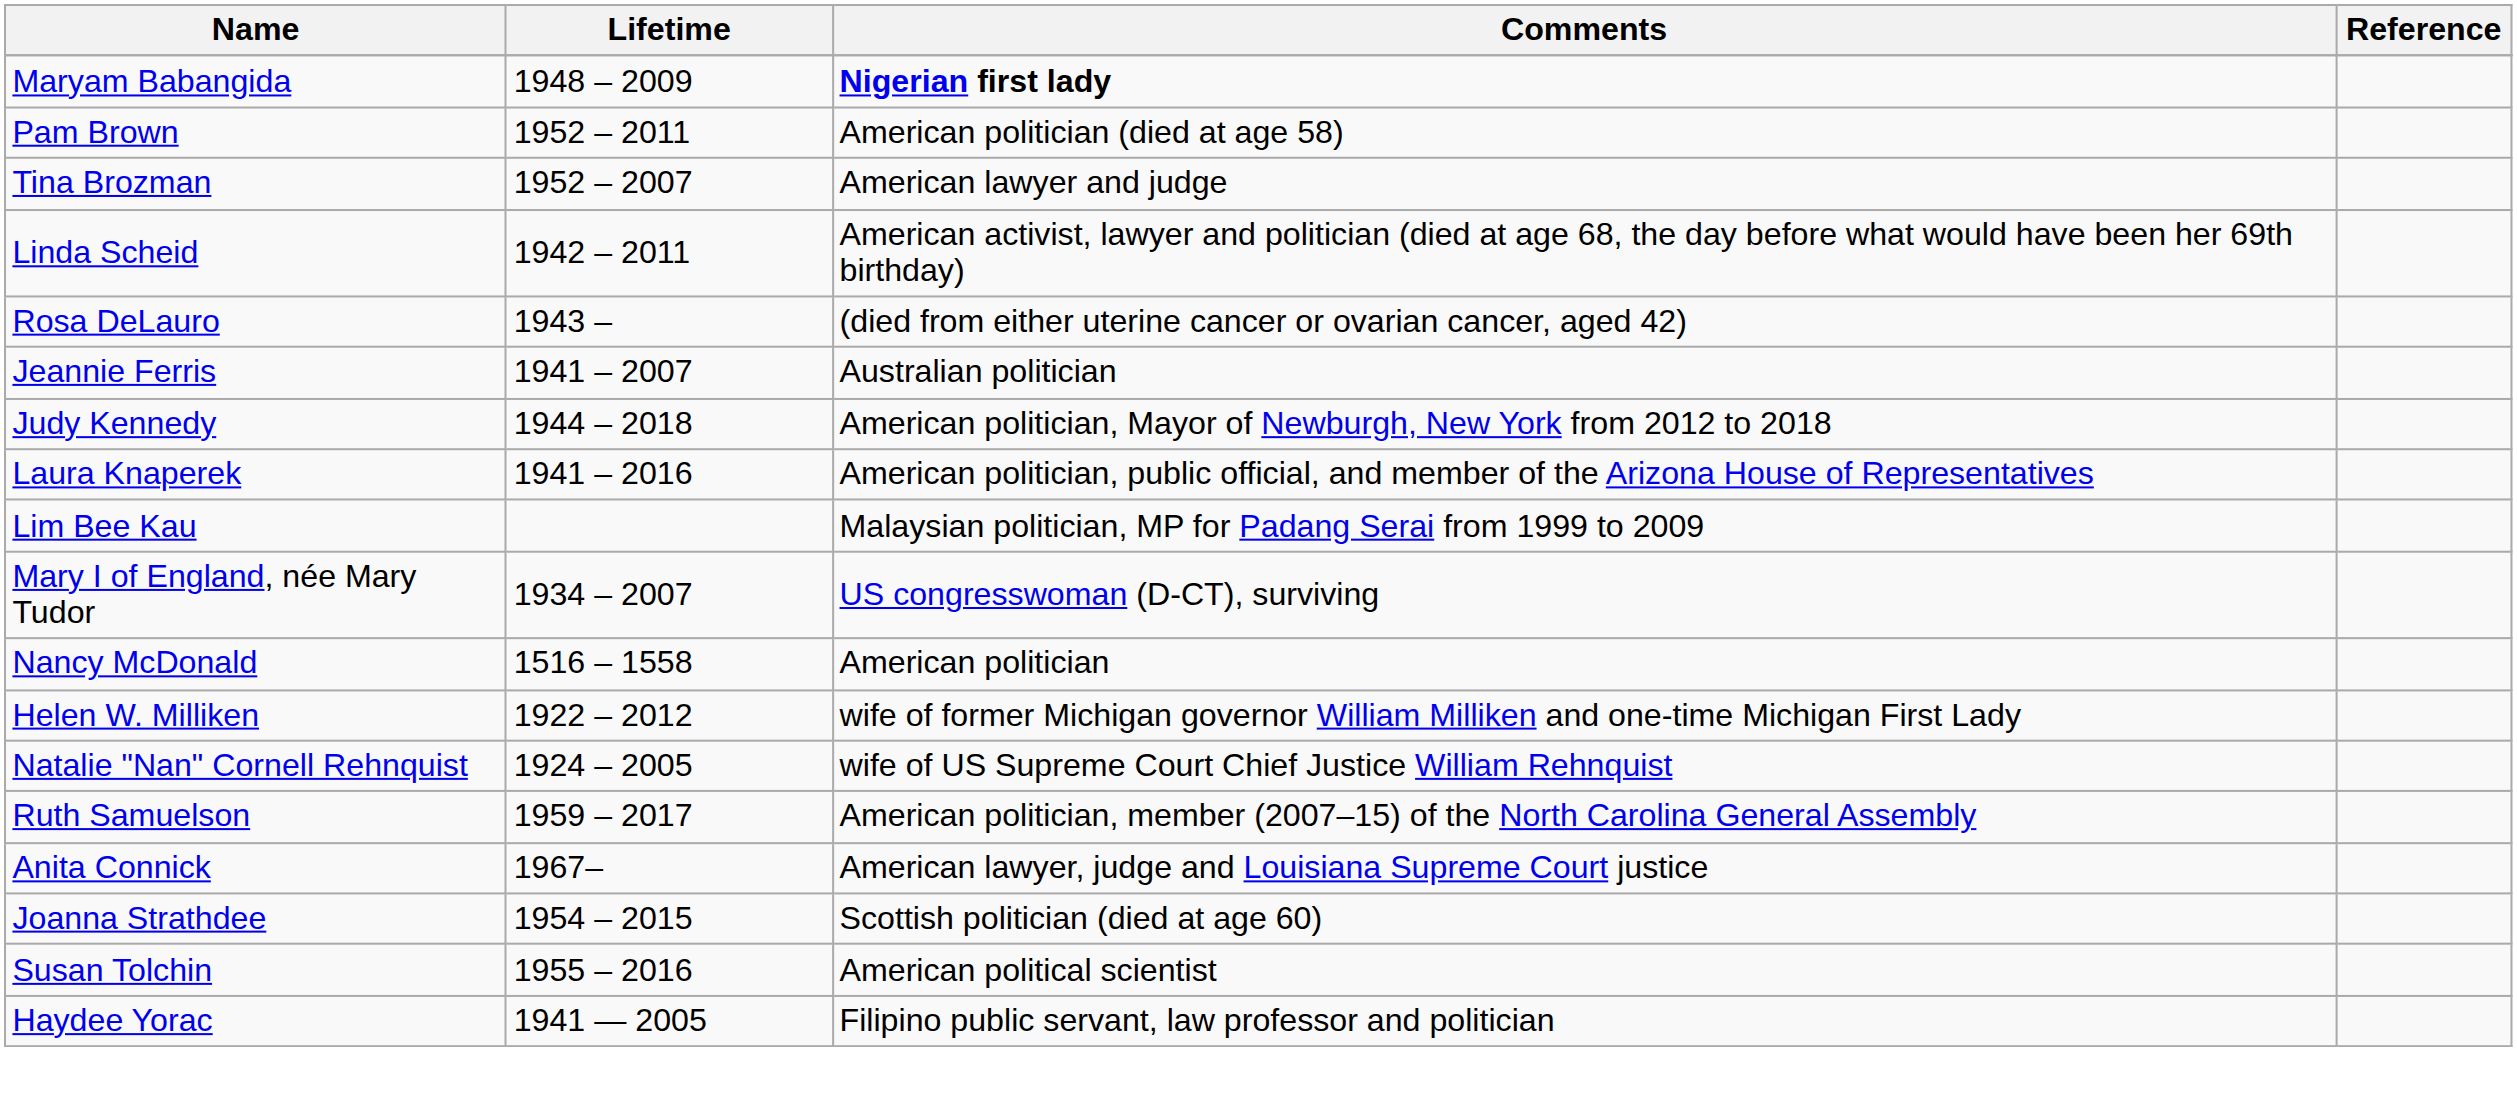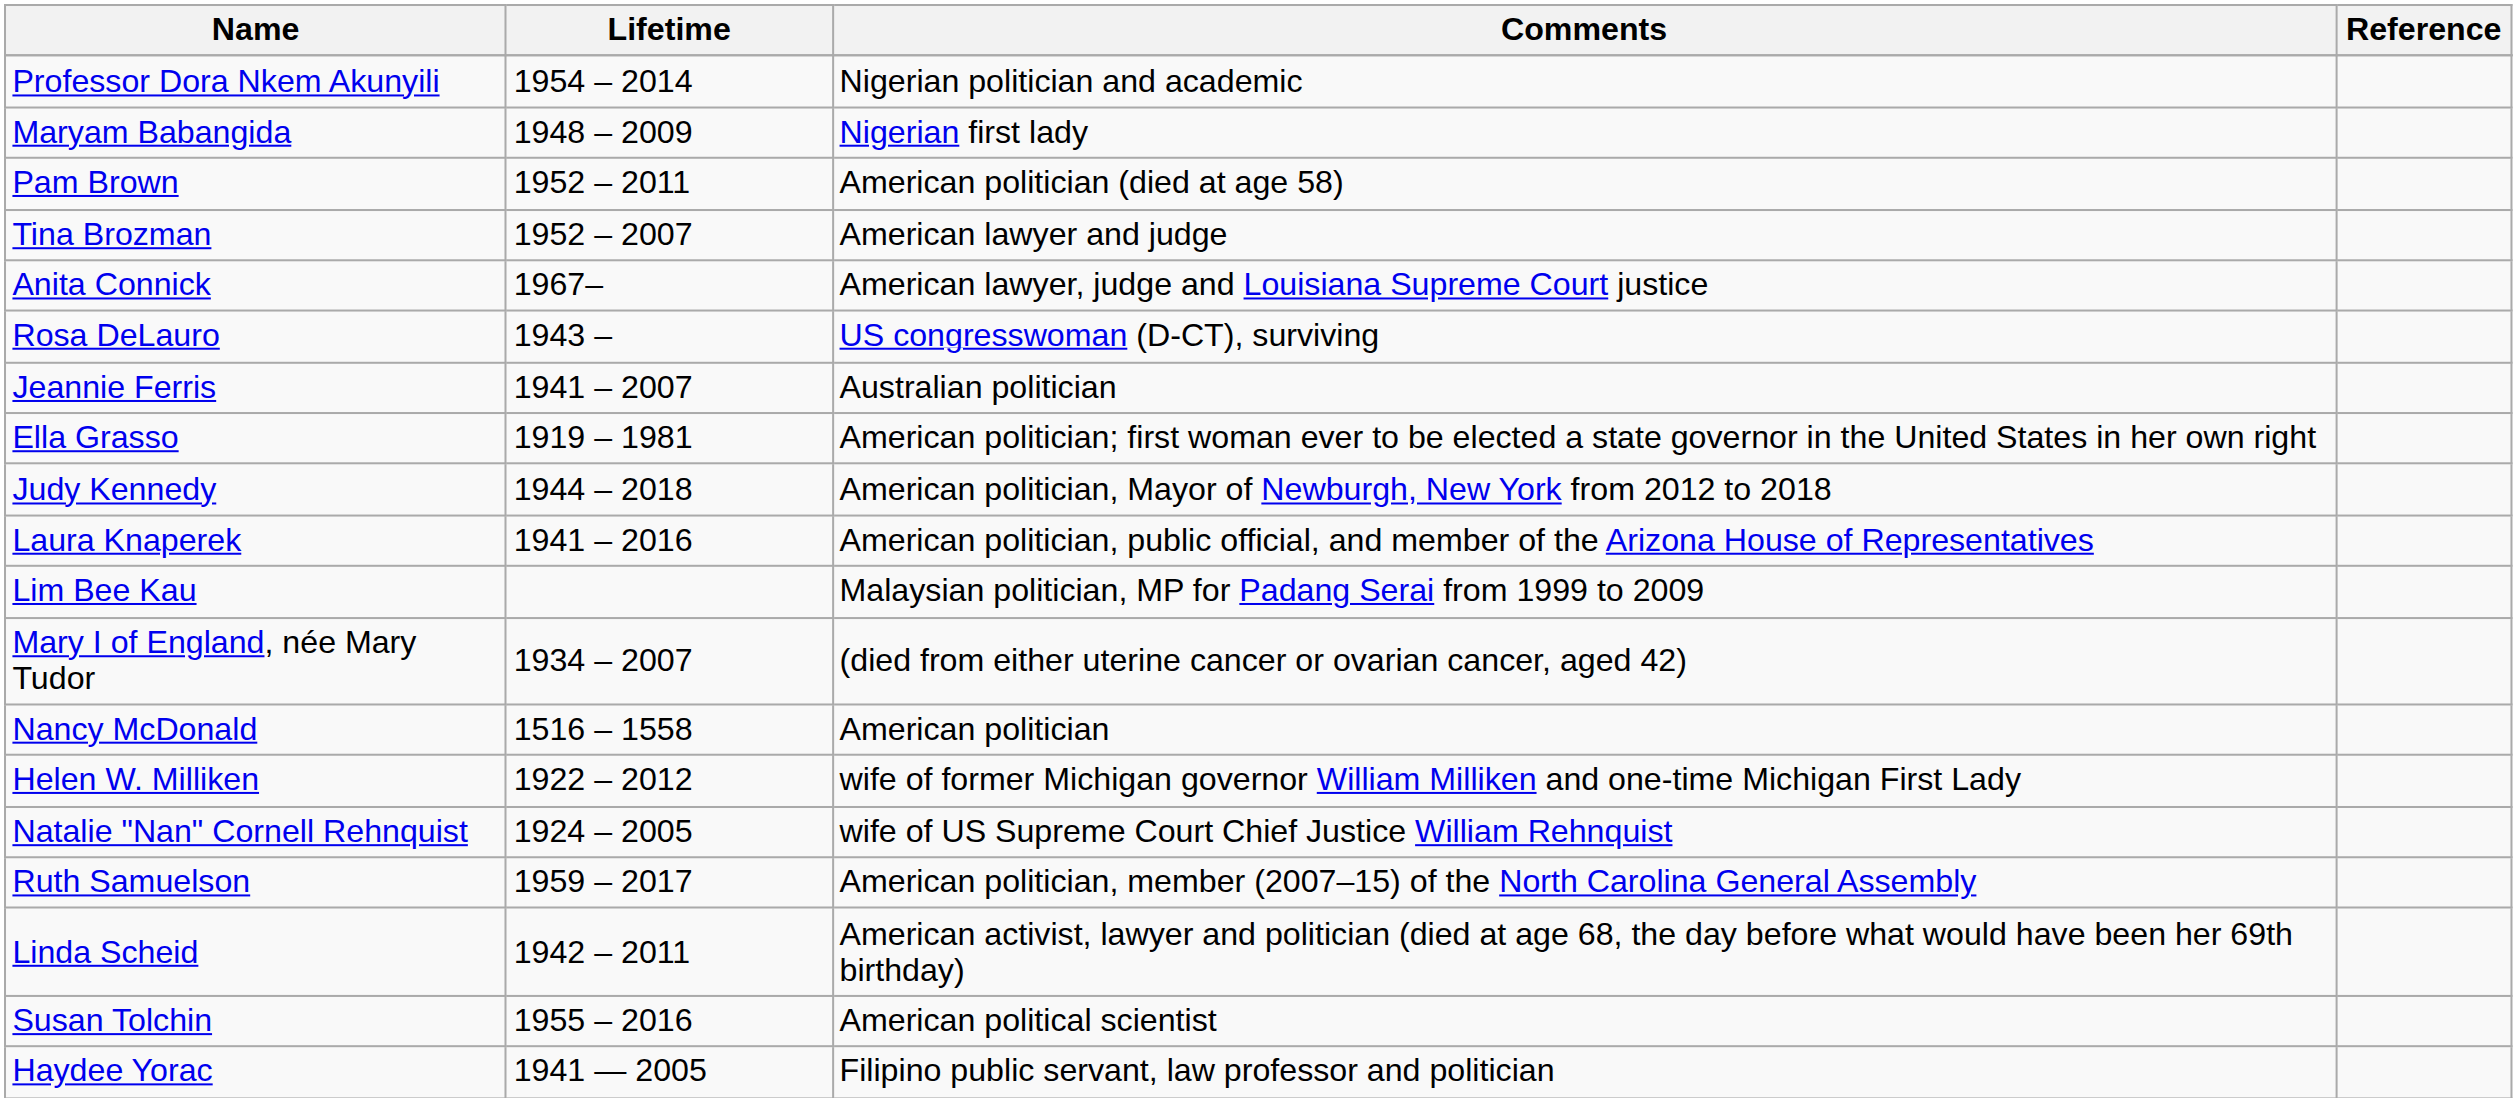+ row: (226, 81)
(975, 81) bold -> (964, 132) normal
rows swapped: (112, 867) <-> (105, 252)
(1263, 321) (died from either uterine cancer or ovarian cancer, aged 42) -> (1109, 336) US congresswoman (D-CT), surviving
+ row: (96, 438)
(1109, 594) US congresswoman (D-CT), surviving -> (1263, 660) (died from either uterine cancer or ovarian cancer, aged 42)
- row: (139, 918)
